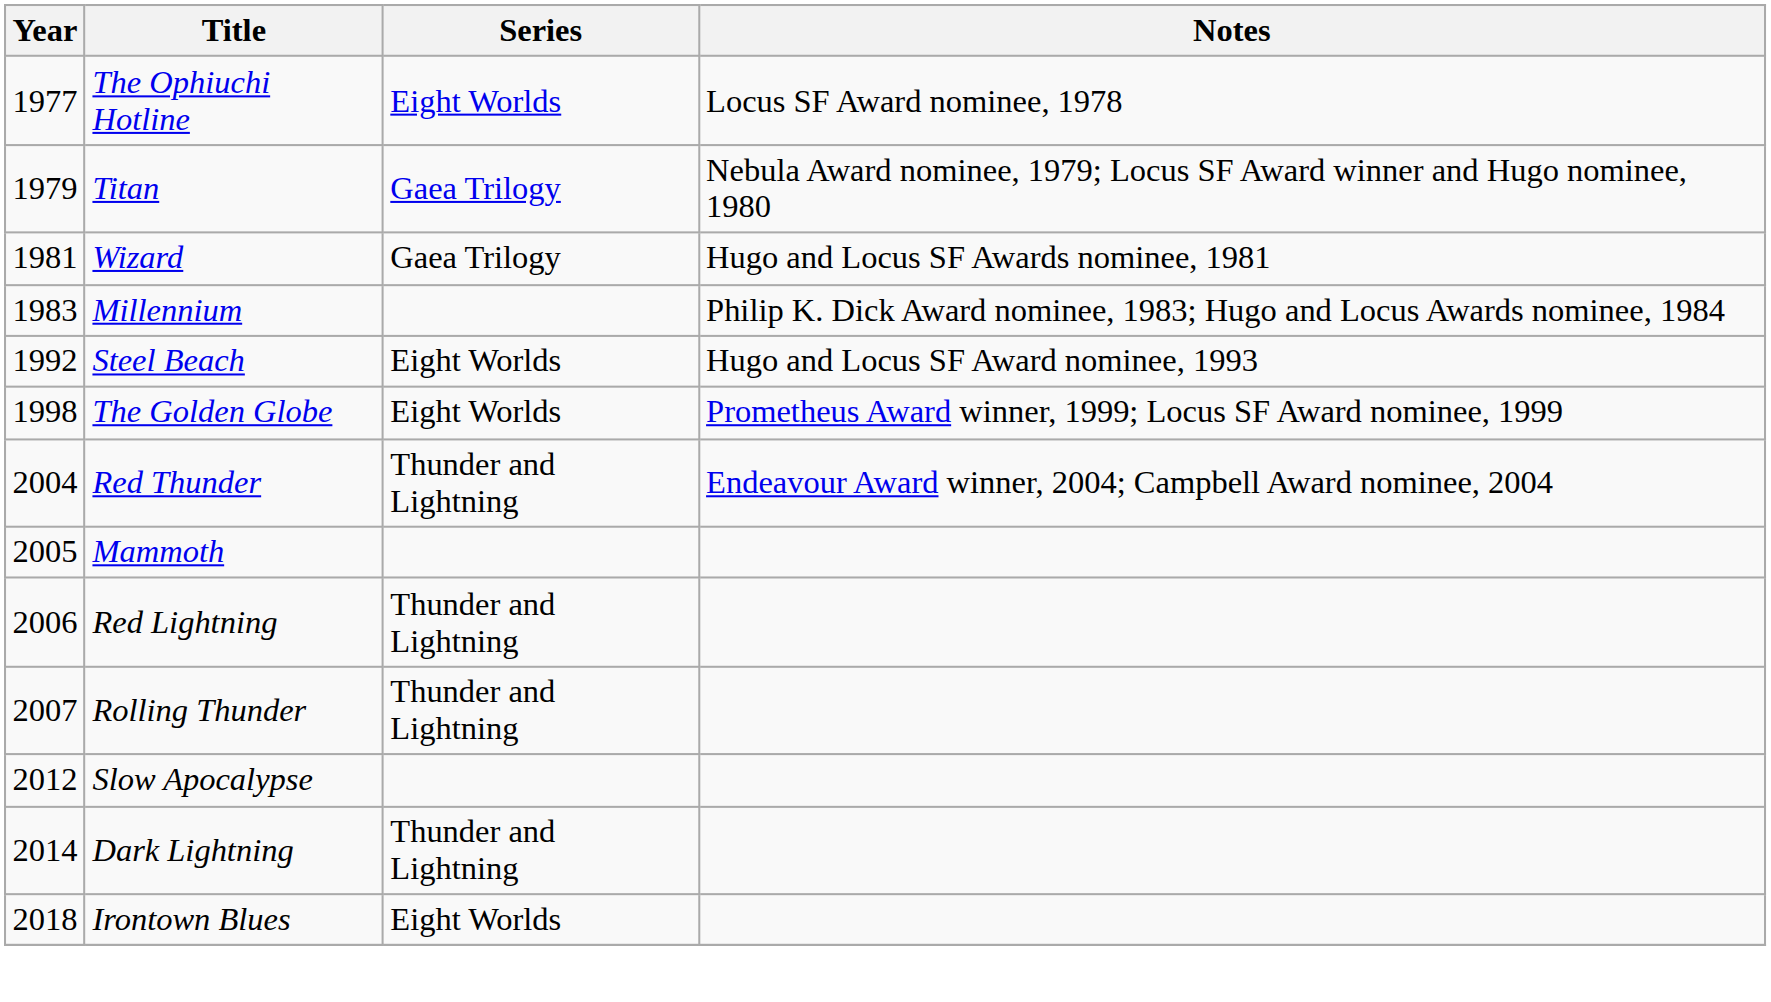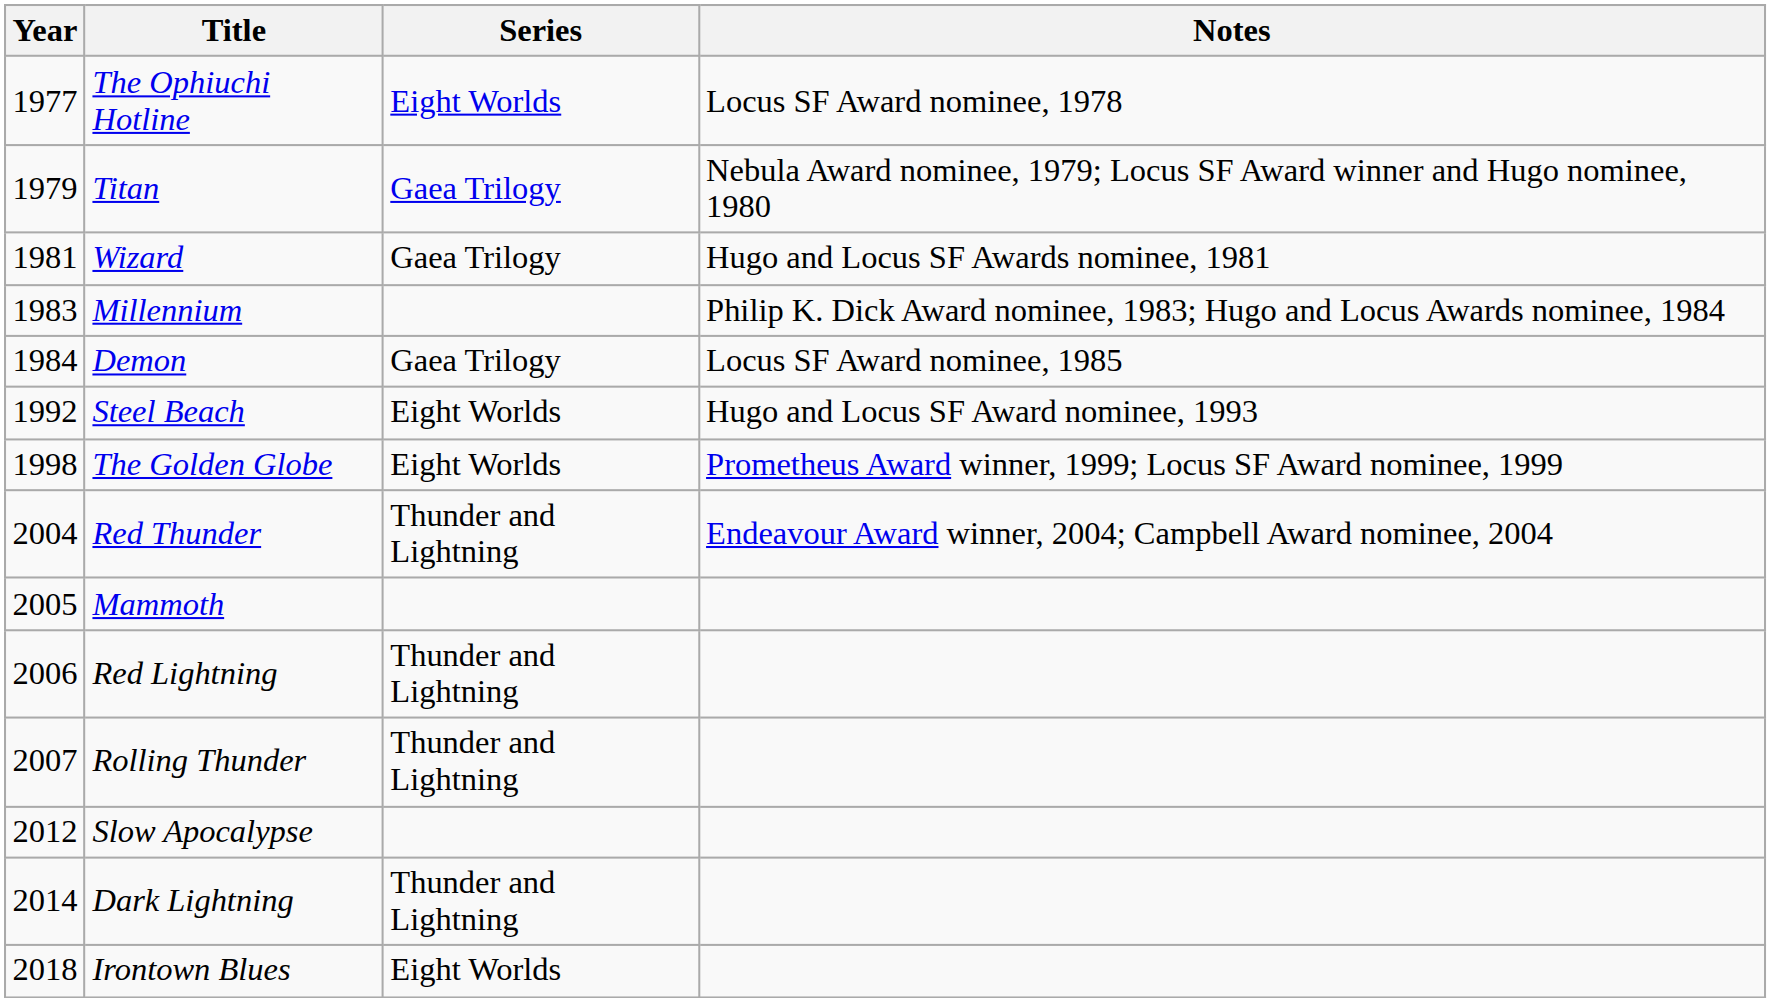+ row: (139, 360)
